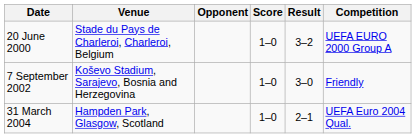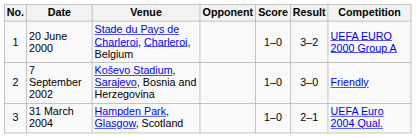+ column: (15, 13)
